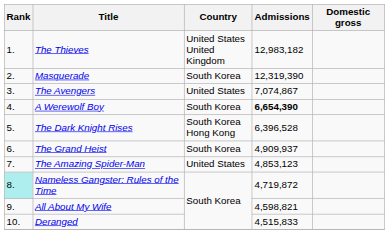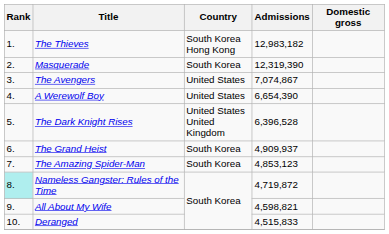(216, 49) United States United Kingdom -> (213, 44) South Korea Hong Kong
(213, 107) South Korea -> (216, 96) United States
(276, 107) bold -> (276, 96) normal
(213, 128) South Korea Hong Kong -> (216, 122) United States United Kingdom
(216, 164) United States -> (213, 164) South Korea
